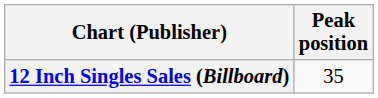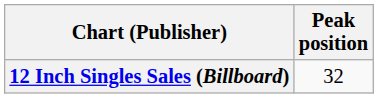(333, 76) 35 -> (333, 76) 32
